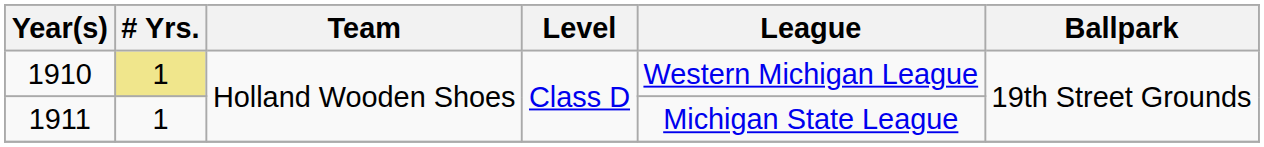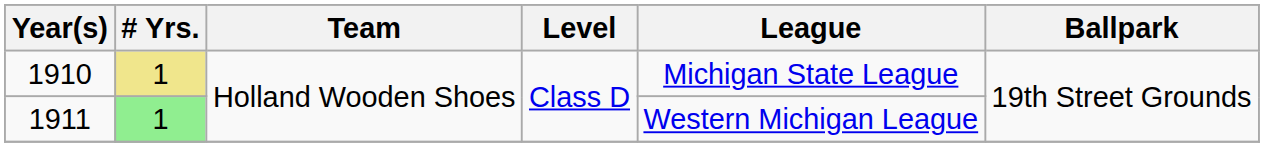(811, 74) Western Michigan League -> (811, 74) Michigan State League
(160, 119) no background -> (160, 119) lightgreen background
(811, 119) Michigan State League -> (811, 119) Western Michigan League
